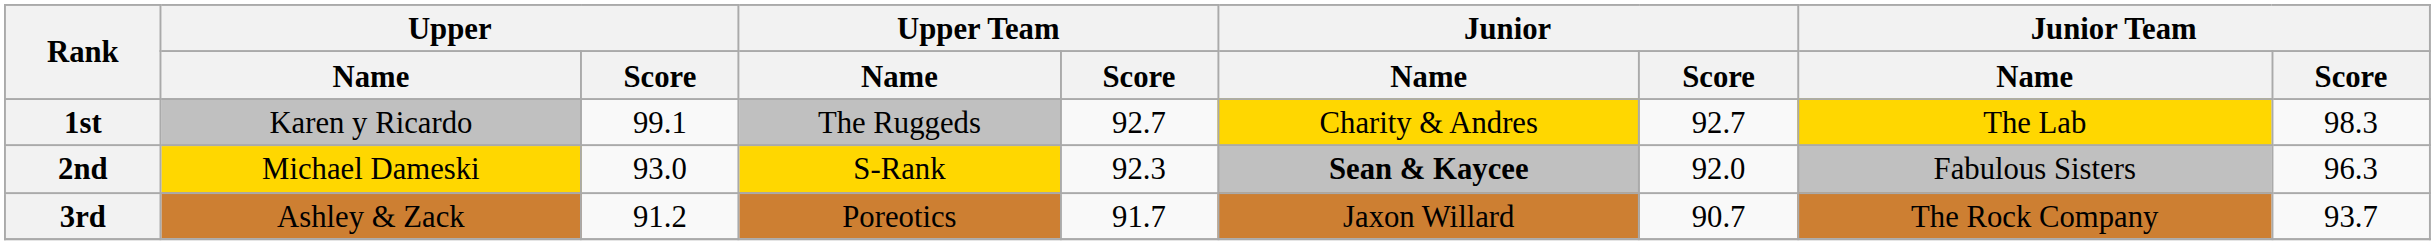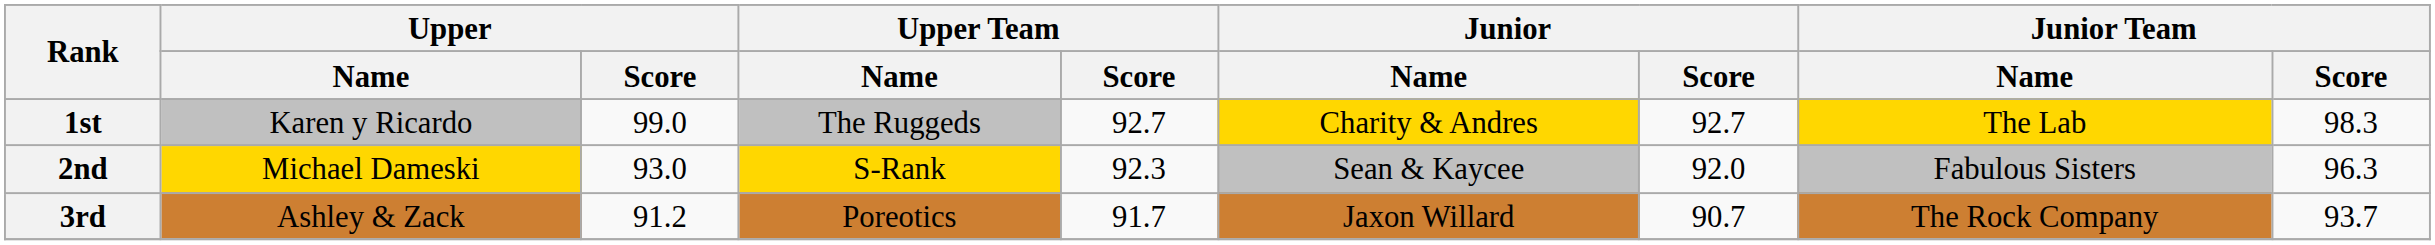(660, 122) 99.1 -> (660, 122) 99.0
(1429, 169) bold -> (1429, 169) normal
